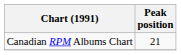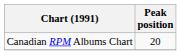(155, 41) 21 -> (155, 41) 20
